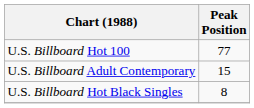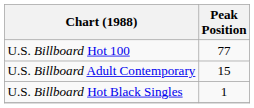(224, 92) 8 -> (224, 92) 1
